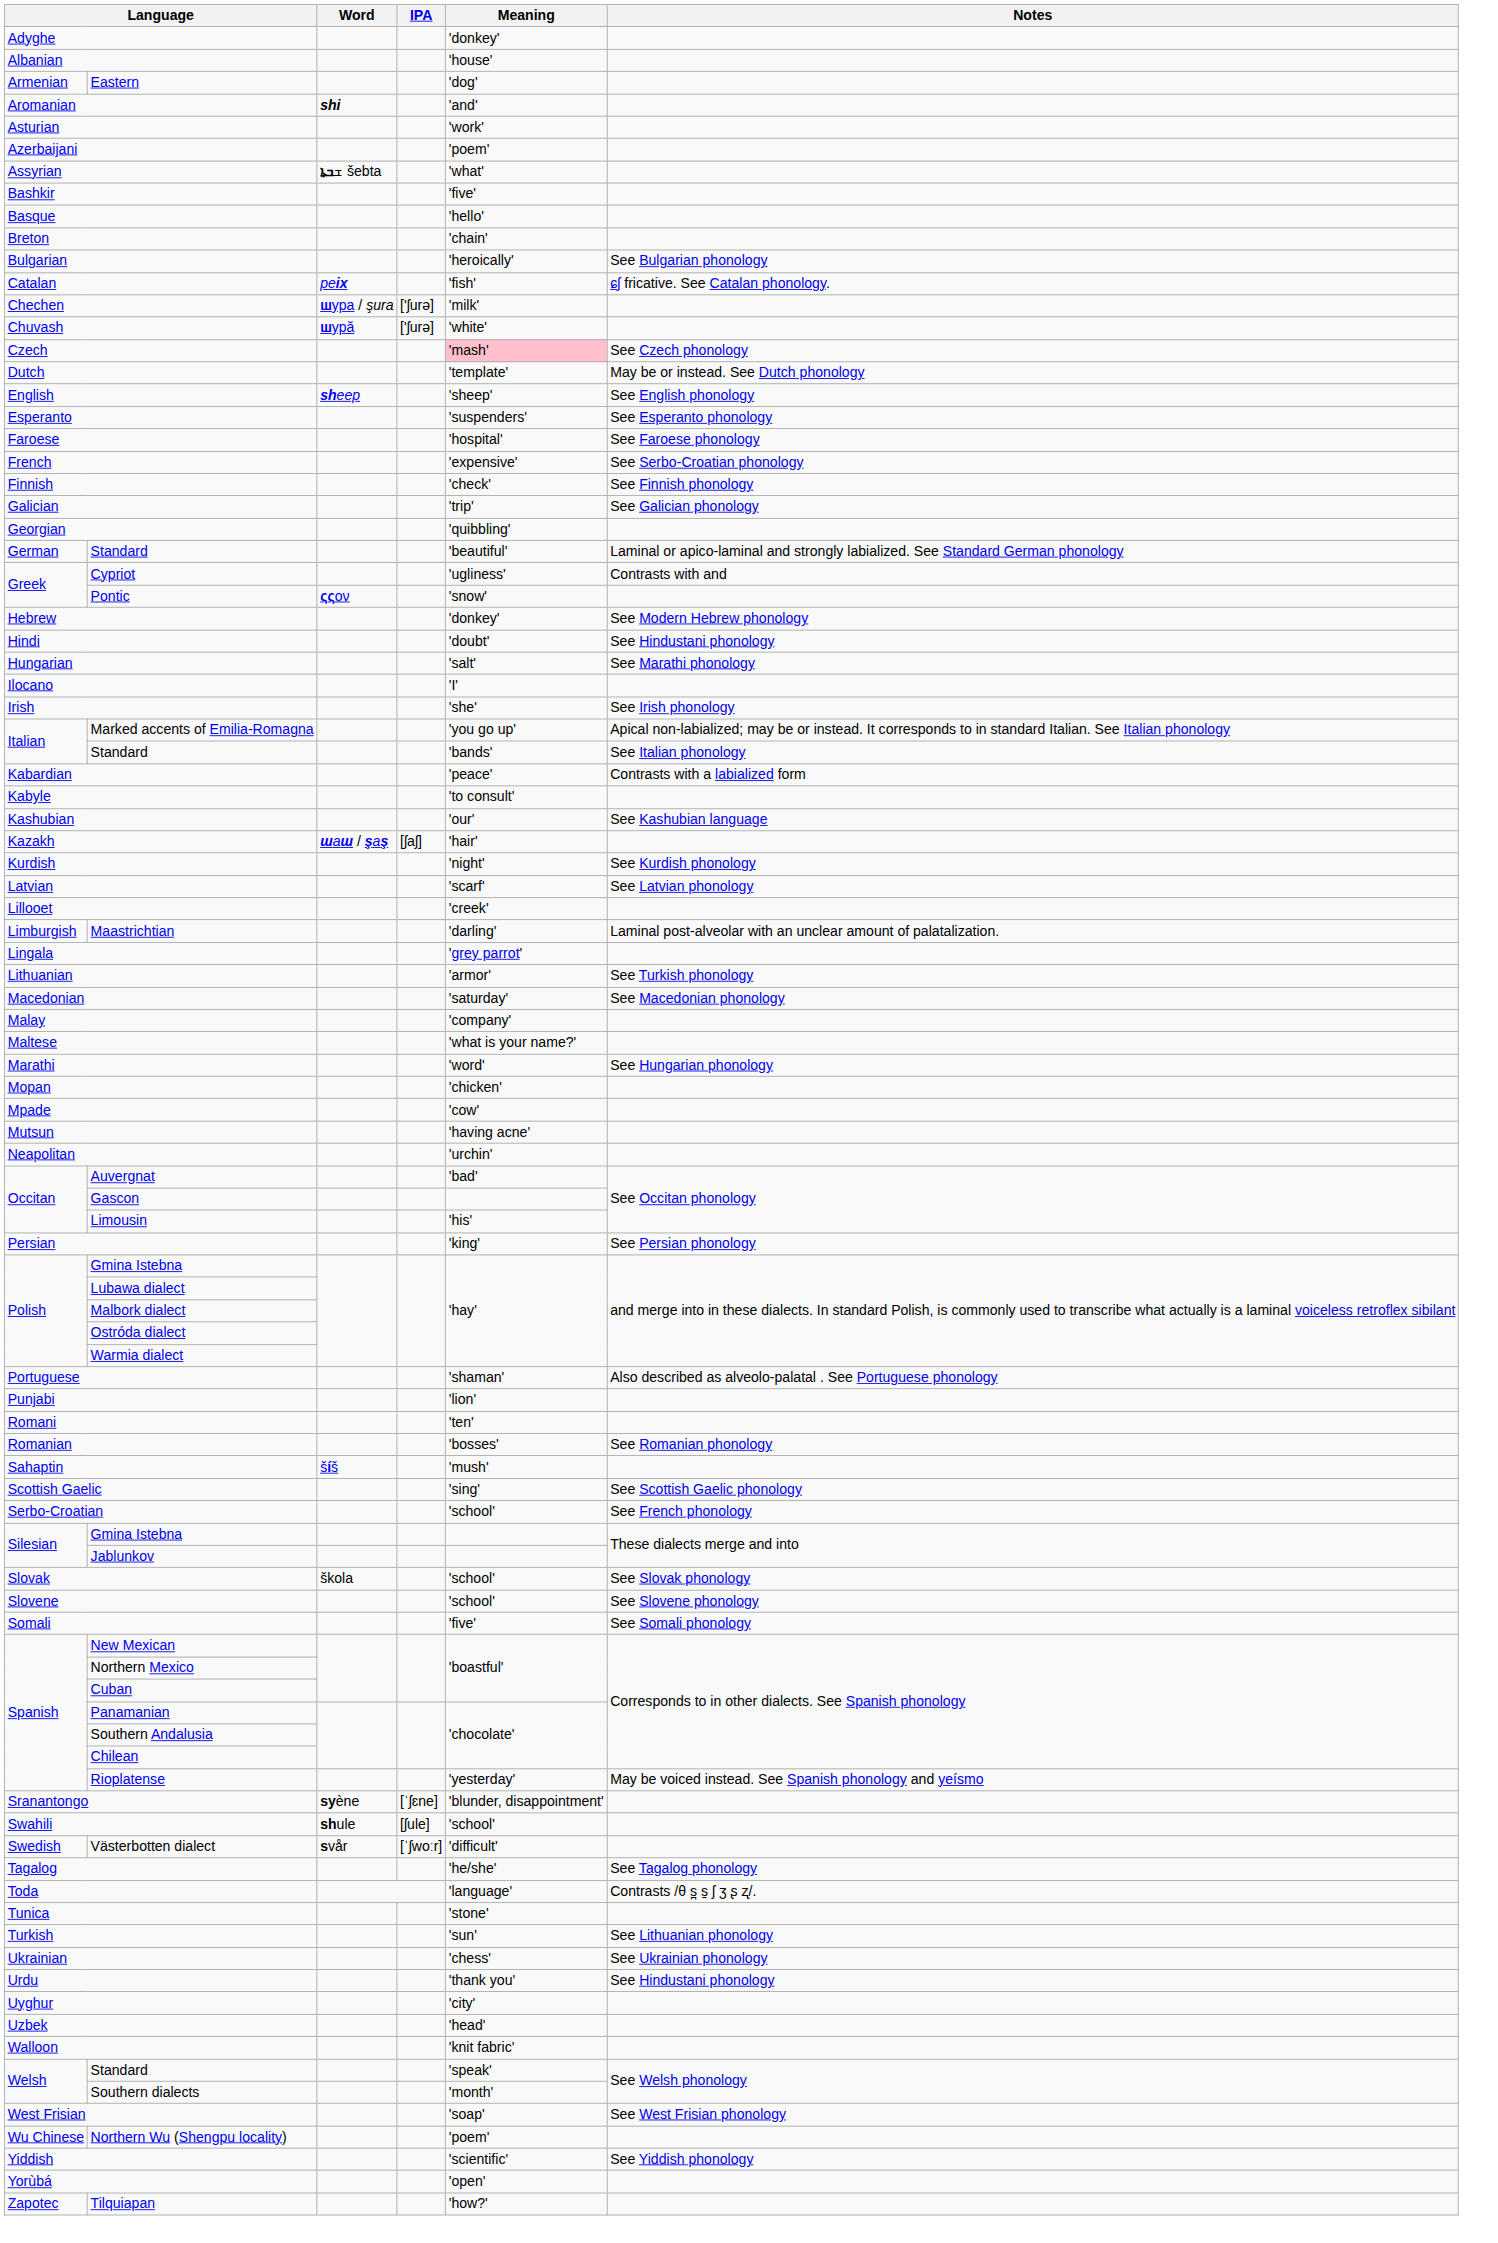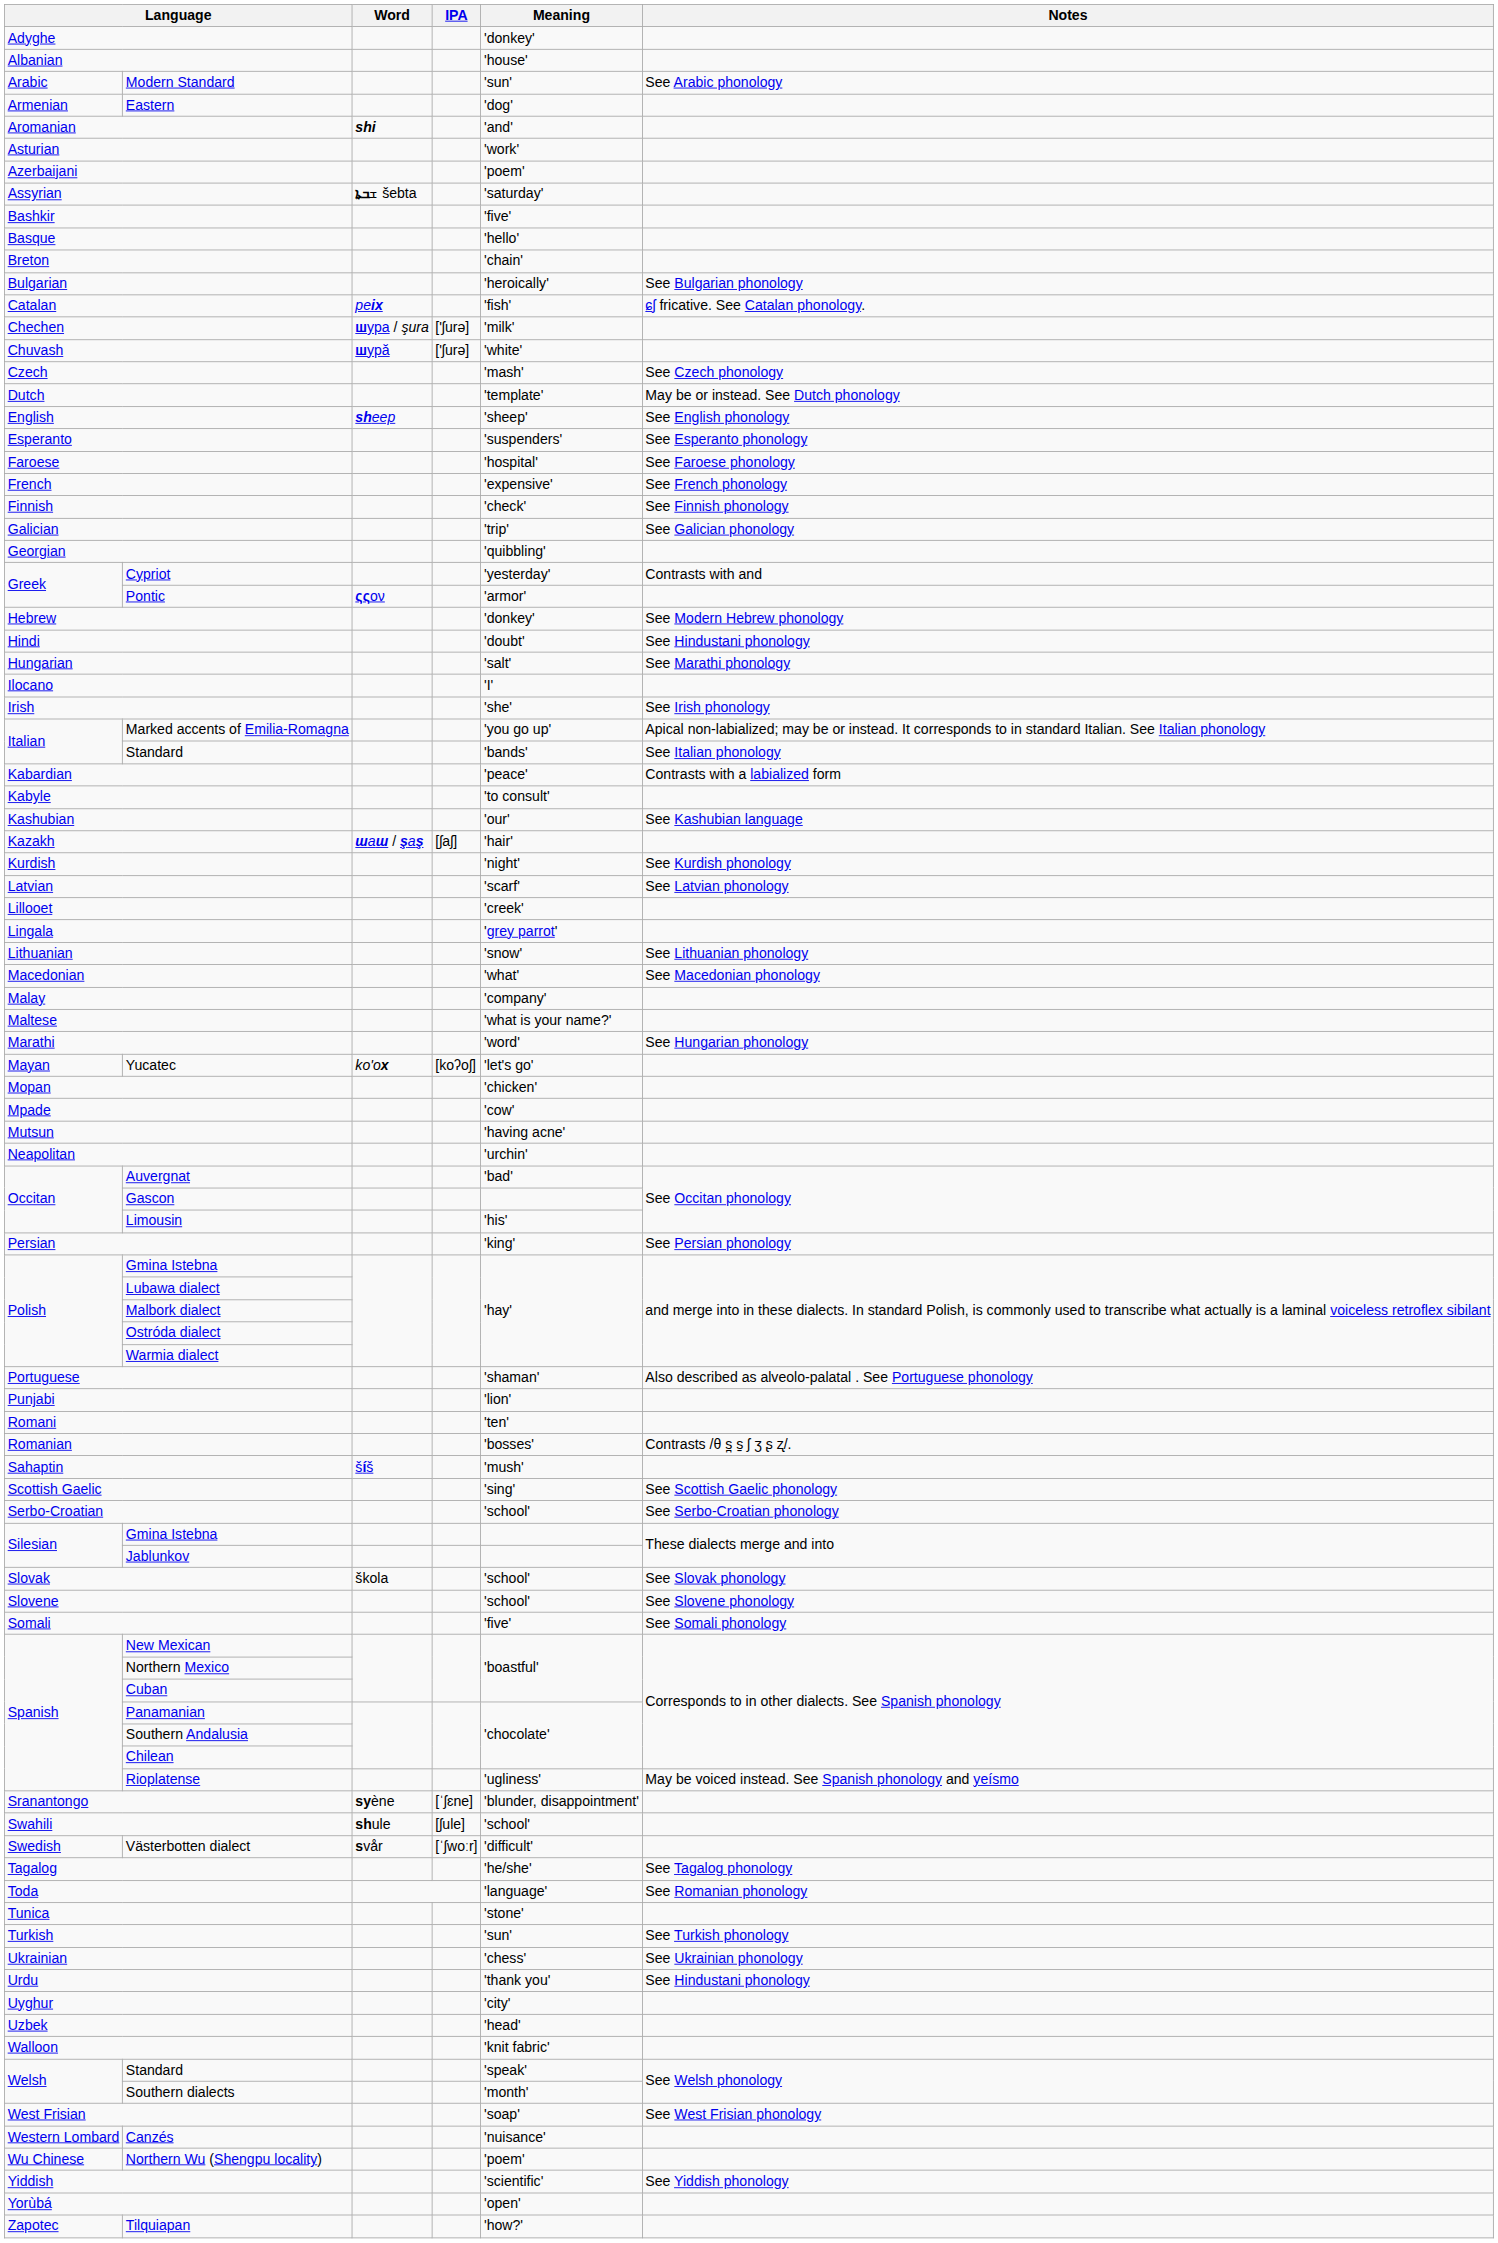+ row: (28, 82)
(466, 171) 'what' -> (514, 194) 'saturday'
(469, 350) pink background -> (504, 372) no background
(707, 462) See Serbo-Croatian phonology -> (716, 484) See French phonology
- row: (33, 551)
(477, 573) 'ugliness' -> (517, 573) 'yesterday'
(468, 596) 'snow' -> (505, 596) 'armor'
- row: (42, 931)
(470, 975) 'armor' -> (503, 953) 'snow'
(682, 975) See Turkish phonology -> (727, 953) See Lithuanian phonology
(478, 998) 'saturday' -> (502, 975) 'what'
+ row: (29, 1065)
(691, 1444) See Romanian phonology -> (718, 1444) Contrasts /θ s̪ s̠ ʃ ʒ ʂ ʐ/.
(681, 1511) See French phonology -> (742, 1511) See Serbo-Croatian phonology
(482, 1779) 'yesterday' -> (513, 1779) 'ugliness'
(683, 1891) Contrasts /θ s̪ s̠ ʃ ʒ ʂ ʐ/. -> (726, 1891) See Romanian phonology
(692, 1936) See Lithuanian phonology -> (717, 1936) See Turkish phonology
+ row: (64, 2137)
